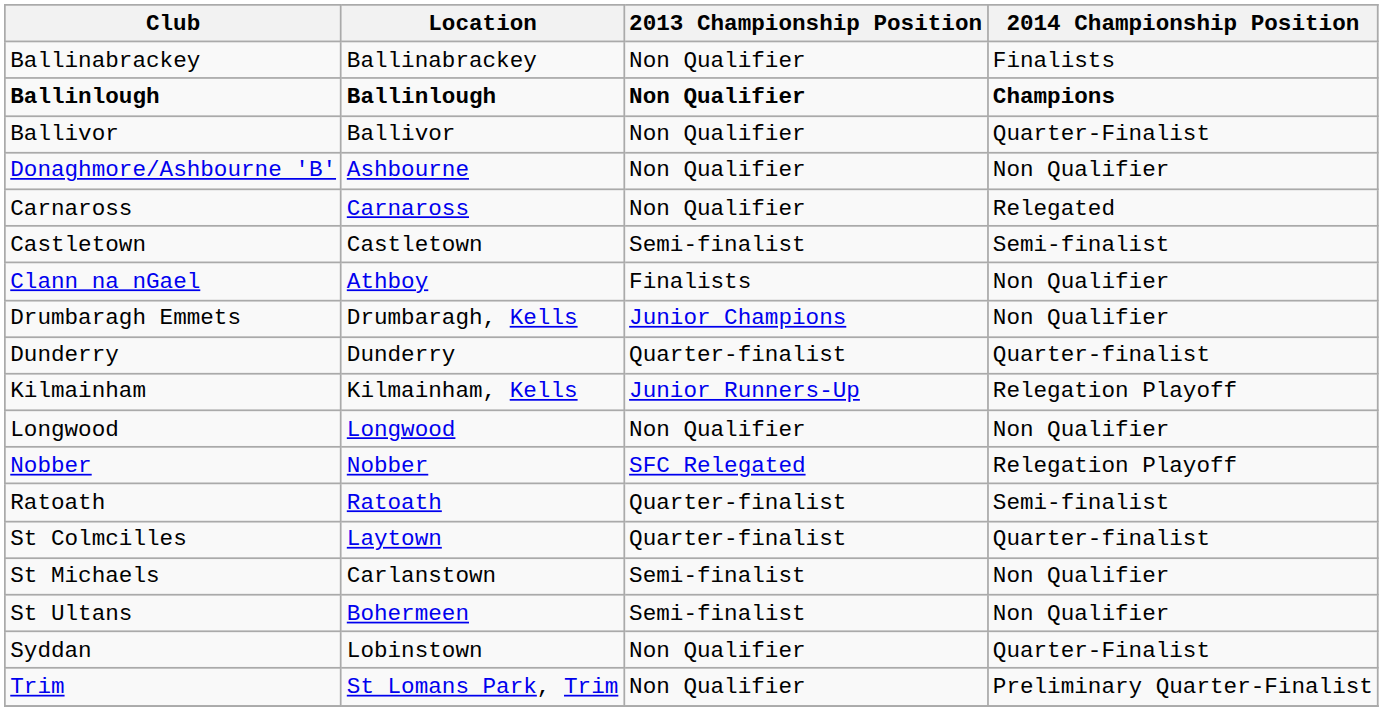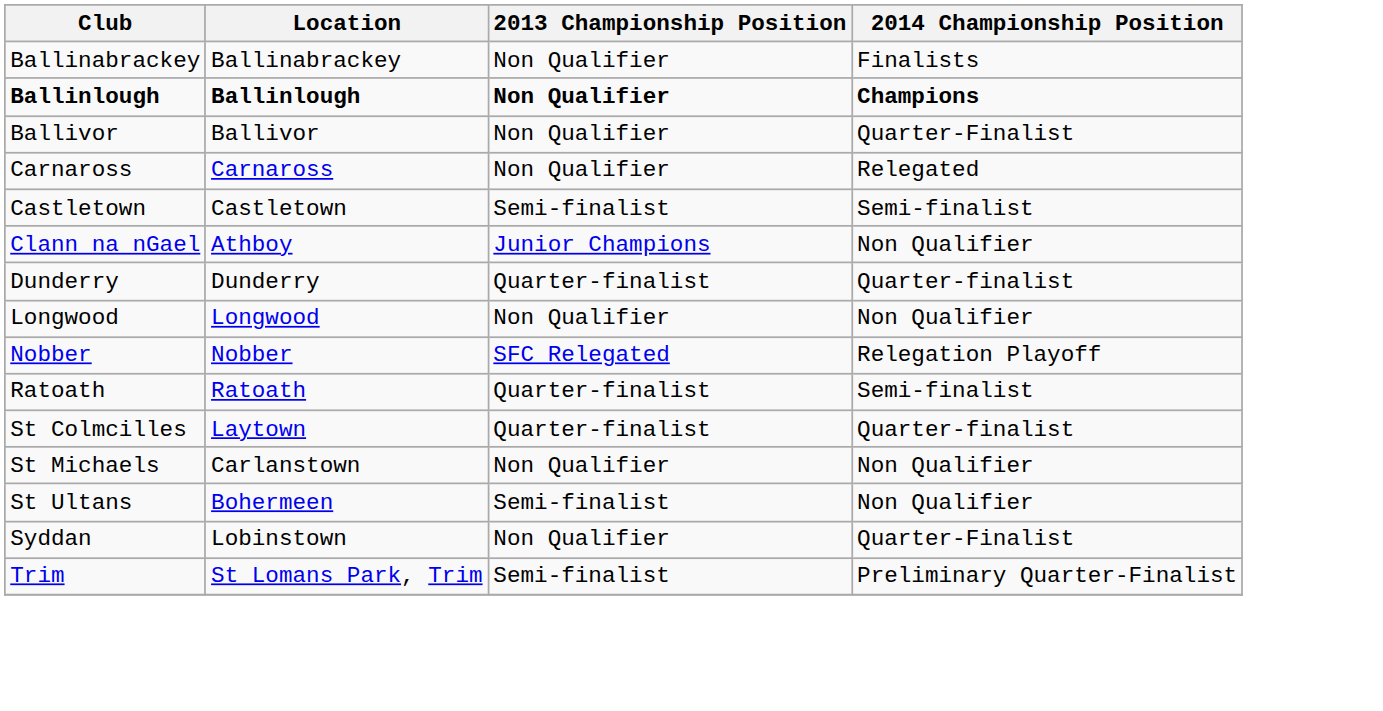- row: (173, 171)
(690, 281) Finalists -> (602, 245) Junior Champions
- row: (126, 318)
- row: (78, 392)
(717, 576) Semi-finalist -> (582, 466) Non Qualifier
(717, 687) Non Qualifier -> (582, 576) Semi-finalist
